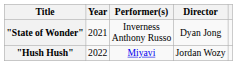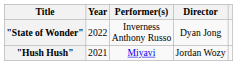(98, 32) 2021 -> (98, 32) 2022
(98, 53) 2022 -> (98, 53) 2021
